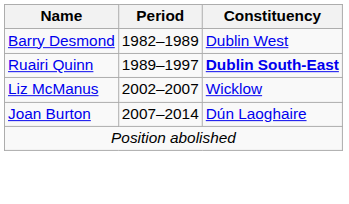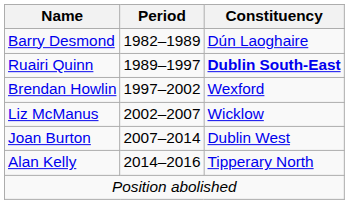(247, 41) Dublin West -> (258, 41) Dún Laoghaire
+ row: (62, 89)
(256, 114) Dún Laoghaire -> (249, 138) Dublin West
+ row: (42, 162)
